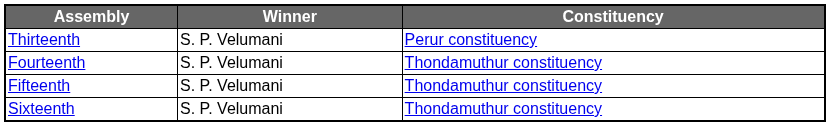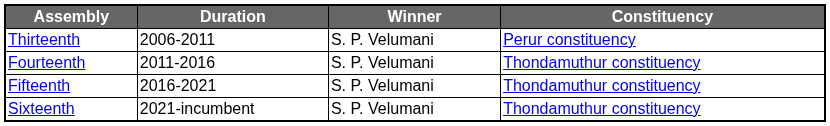+ column: (233, 16)
